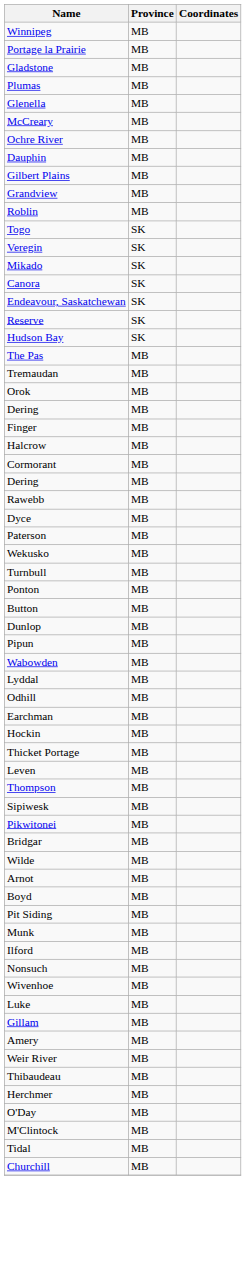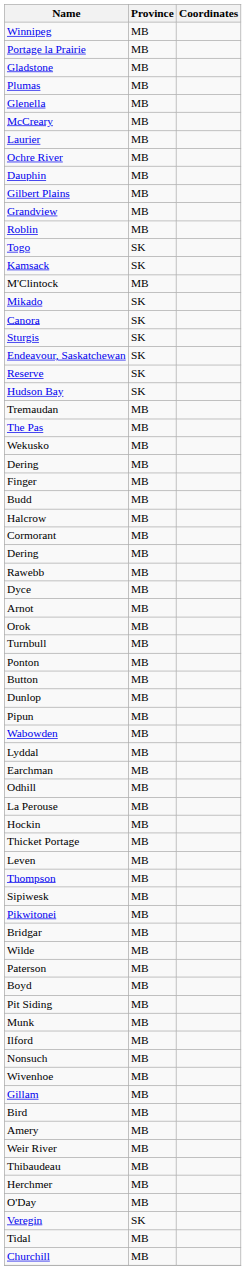+ row: (24, 139)
+ row: (28, 265)
rows swapped: (25, 247) <-> (33, 1130)
+ row: (23, 337)
rows swapped: (25, 355) <-> (33, 373)
rows swapped: (19, 391) <-> (28, 553)
+ row: (19, 499)
rows swapped: (27, 535) <-> (20, 878)
rows swapped: (21, 698) <-> (30, 716)
+ row: (32, 806)
- row: (19, 1004)
+ row: (17, 1112)
